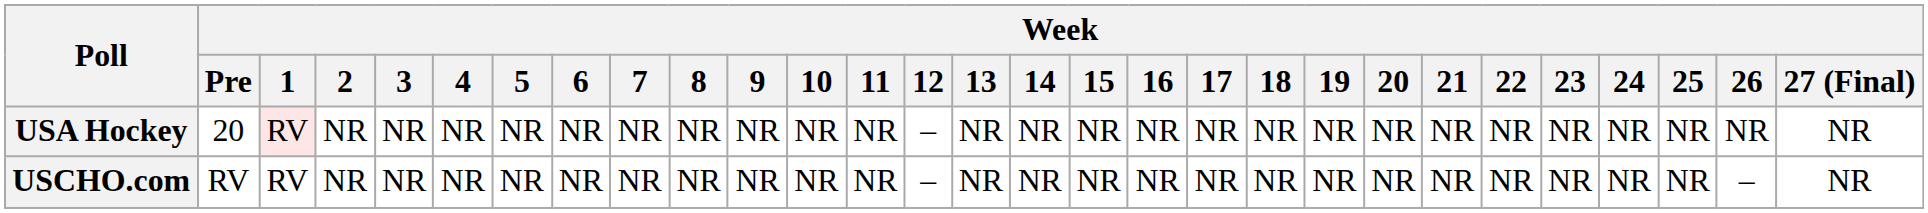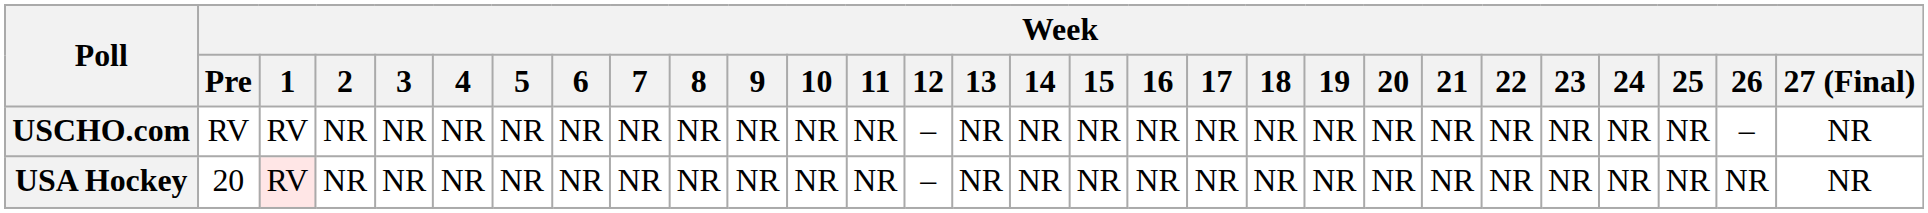rows swapped: (101, 181) <-> (101, 130)
